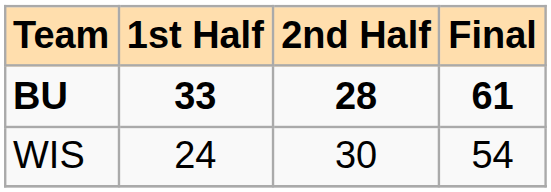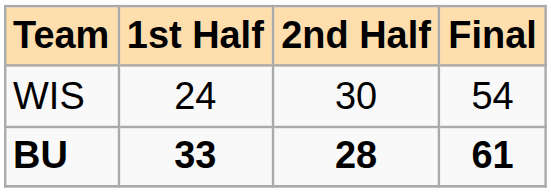rows swapped: (49, 155) <-> (40, 95)
